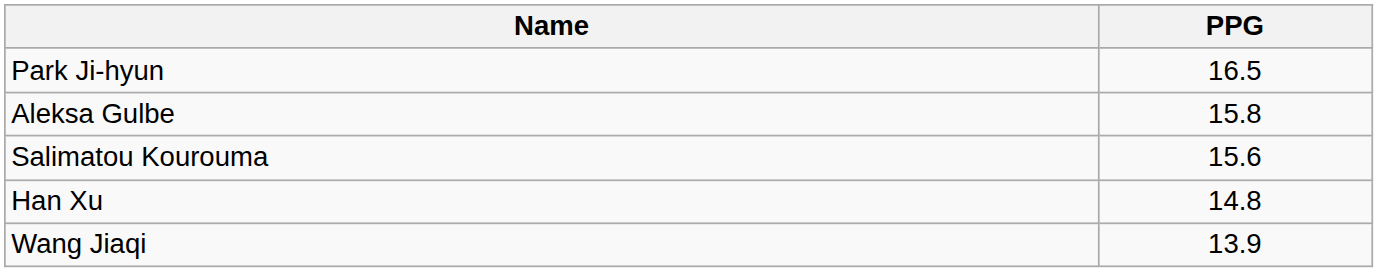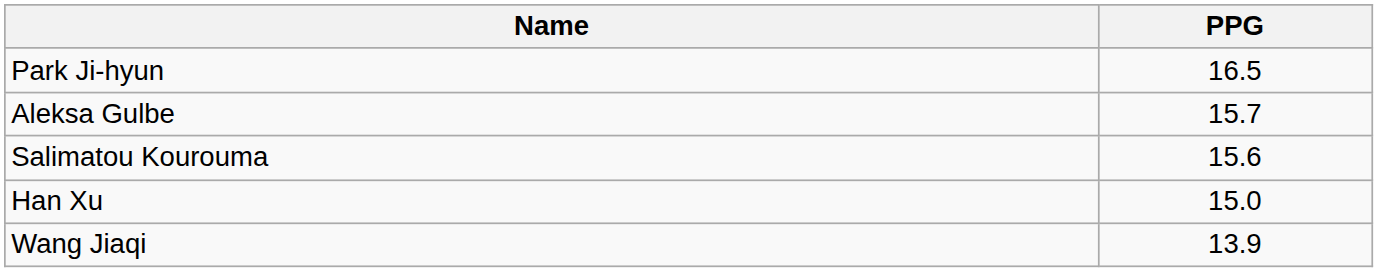(1235, 113) 15.8 -> (1235, 113) 15.7
(1235, 200) 14.8 -> (1235, 200) 15.0
